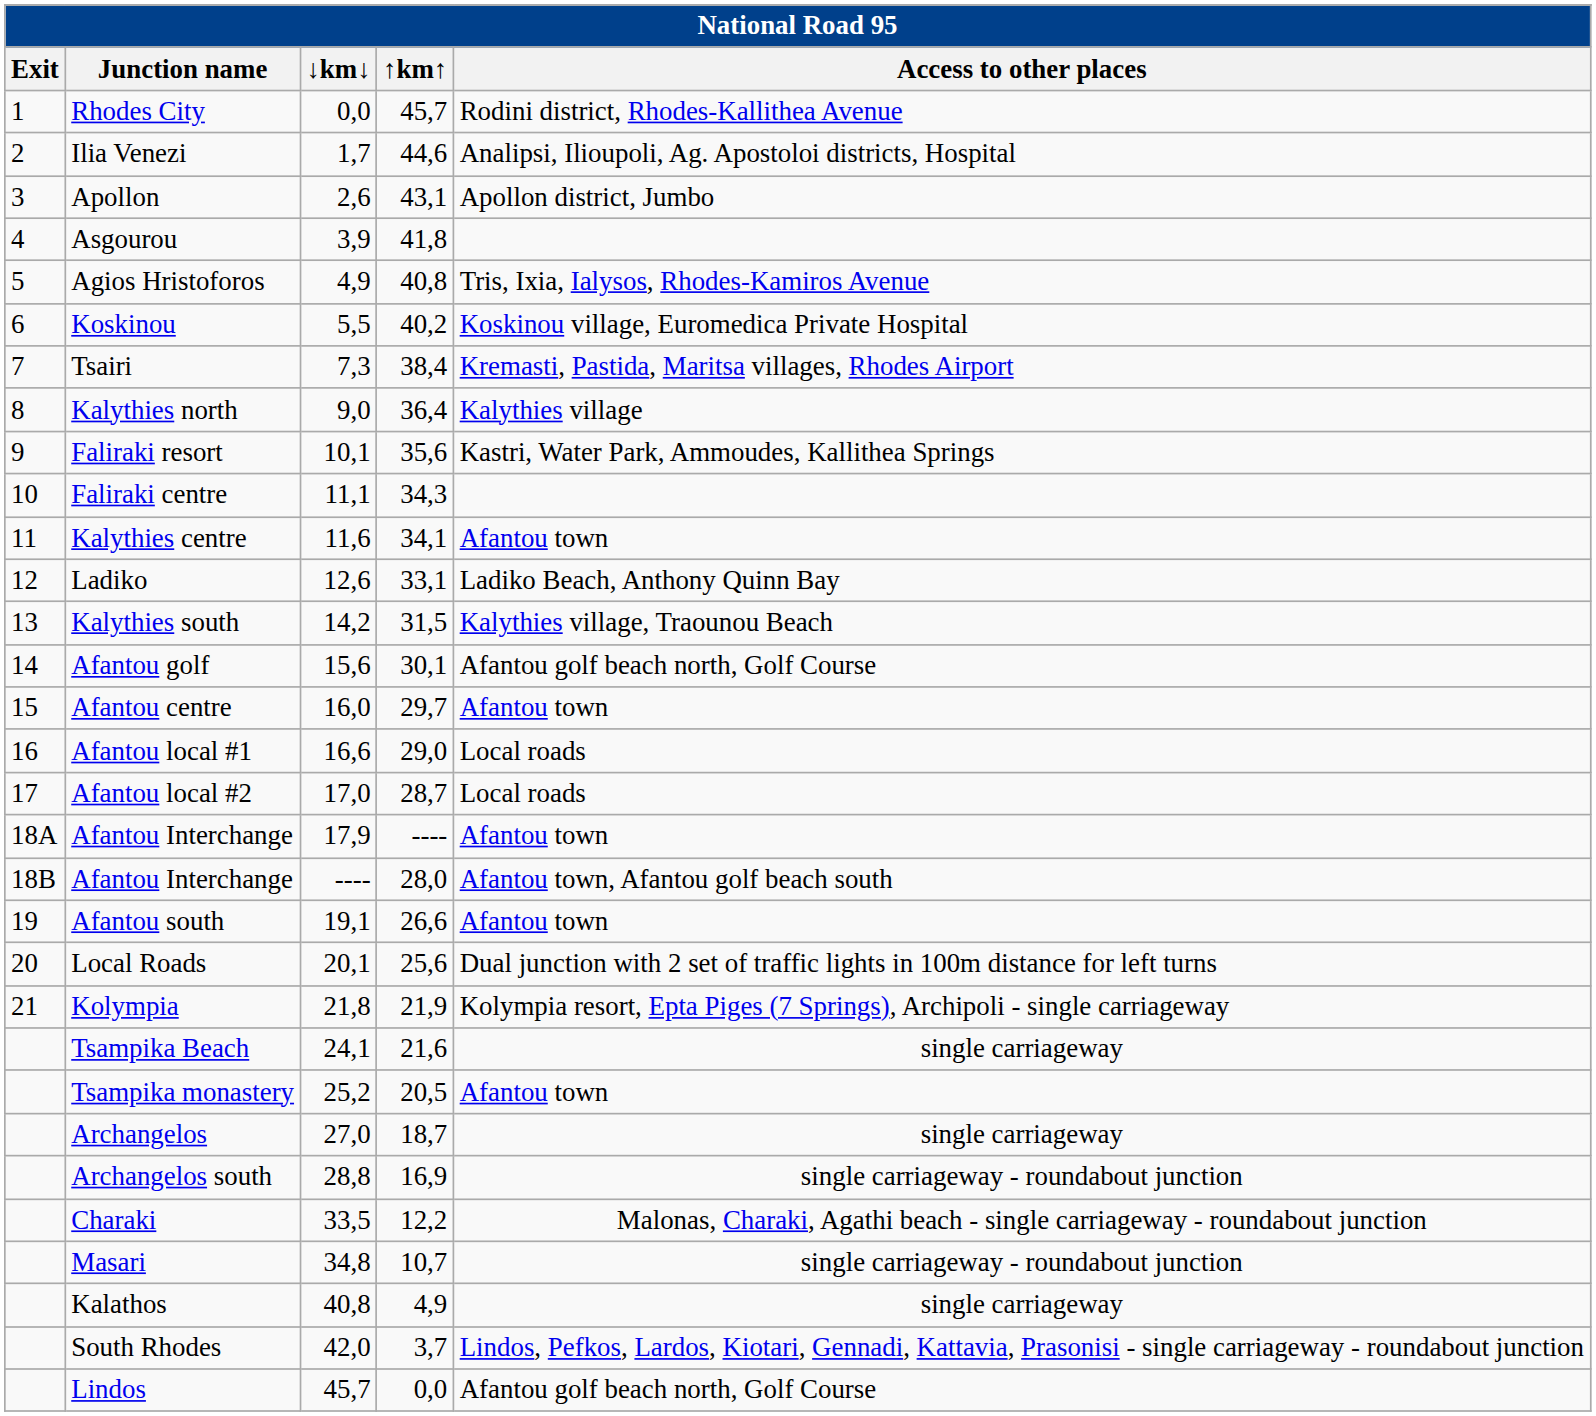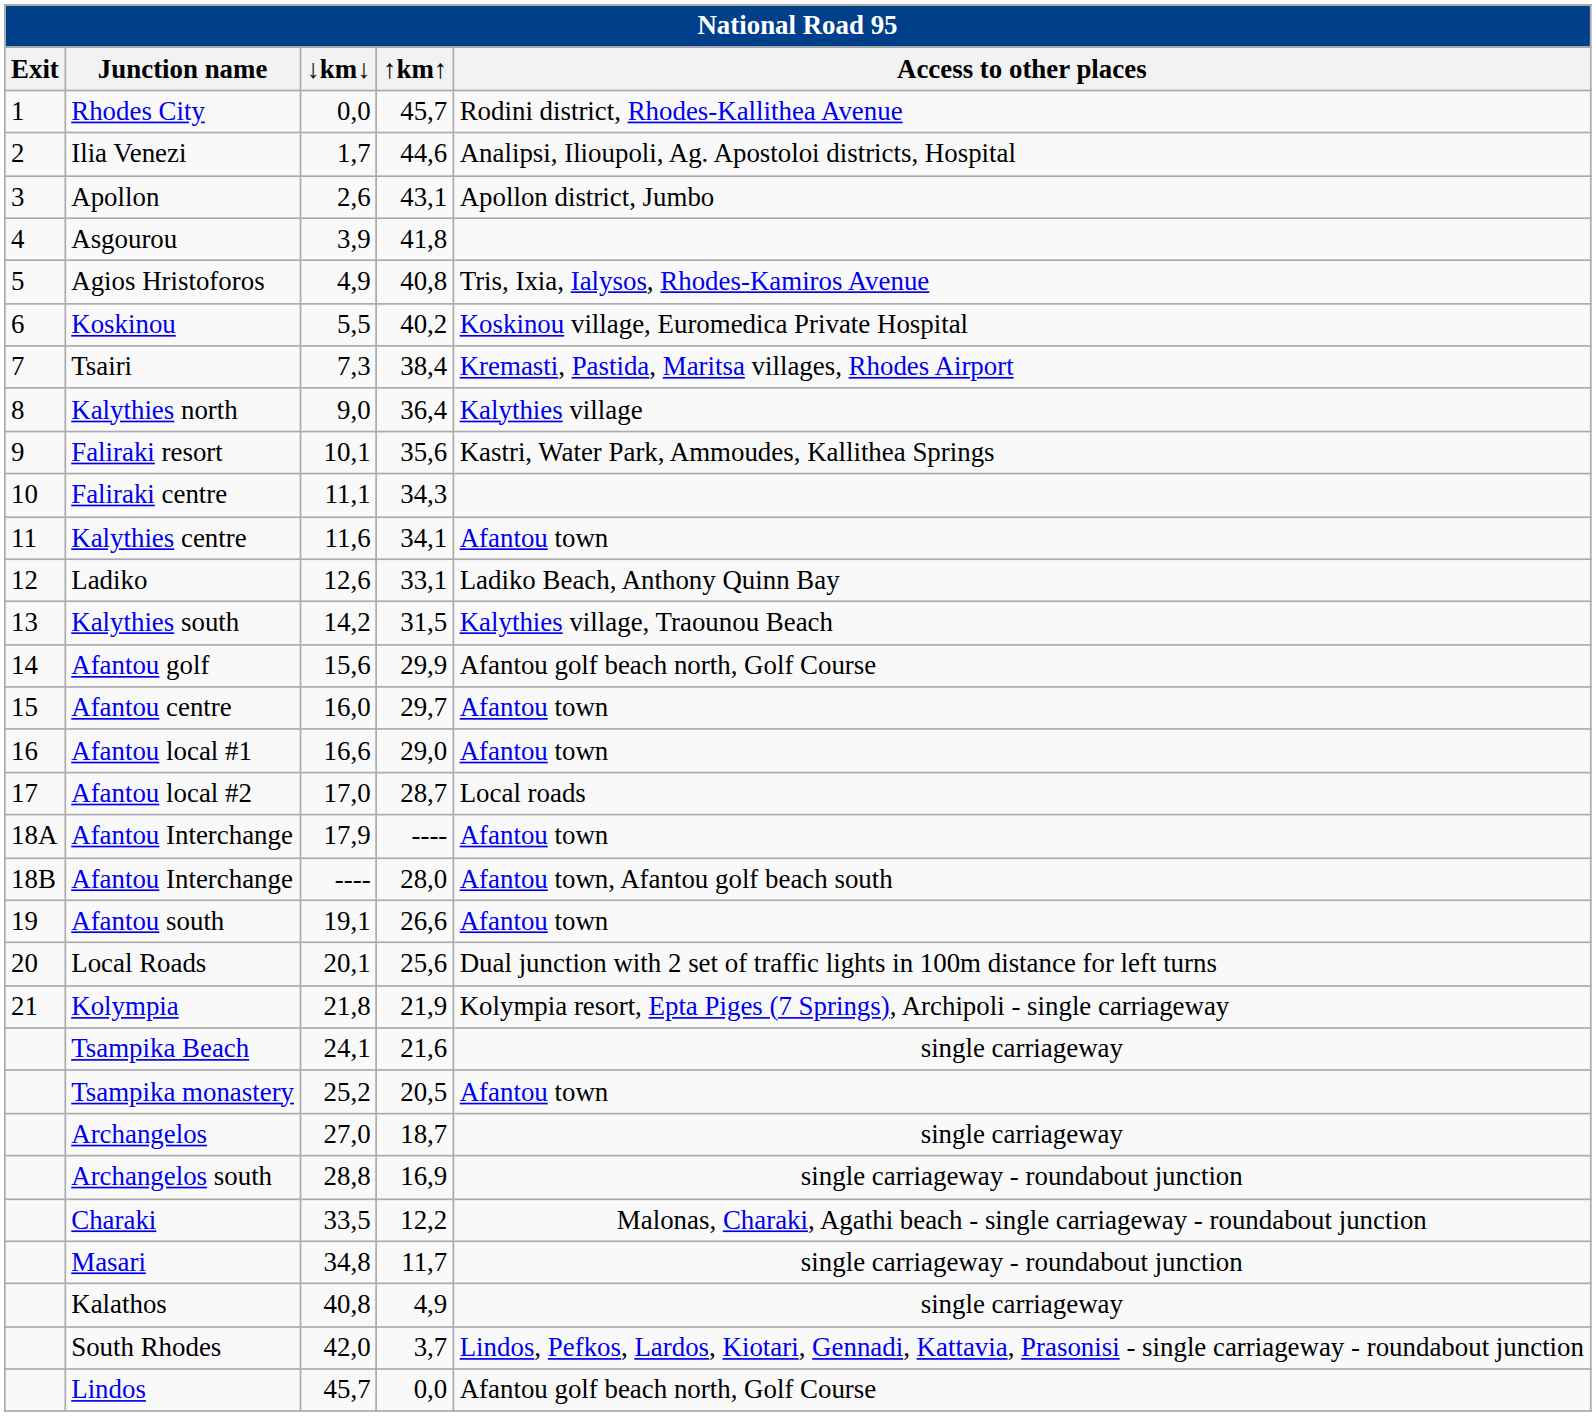(424, 665) 30,1 -> (424, 665) 29,9
(523, 750) Local roads -> (534, 750) Afantou town
(424, 1262) 10,7 -> (424, 1262) 11,7
